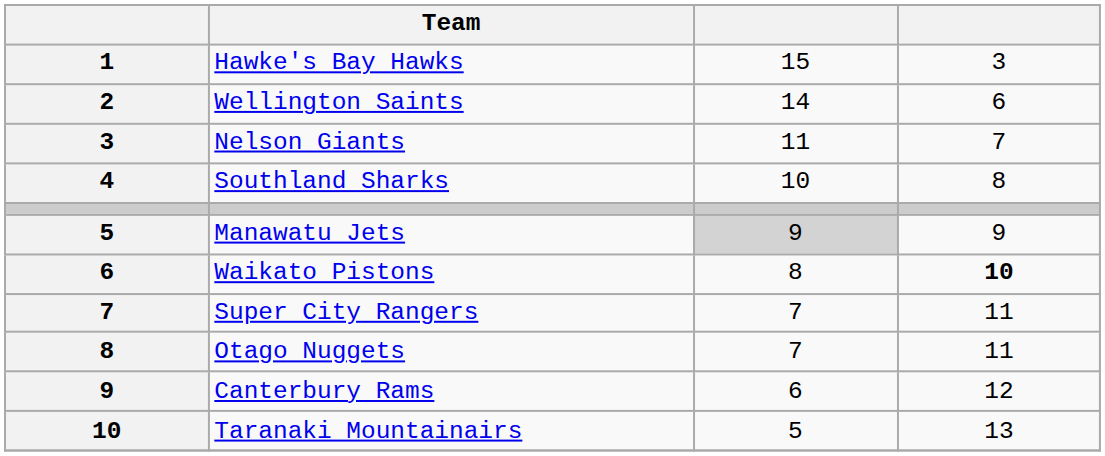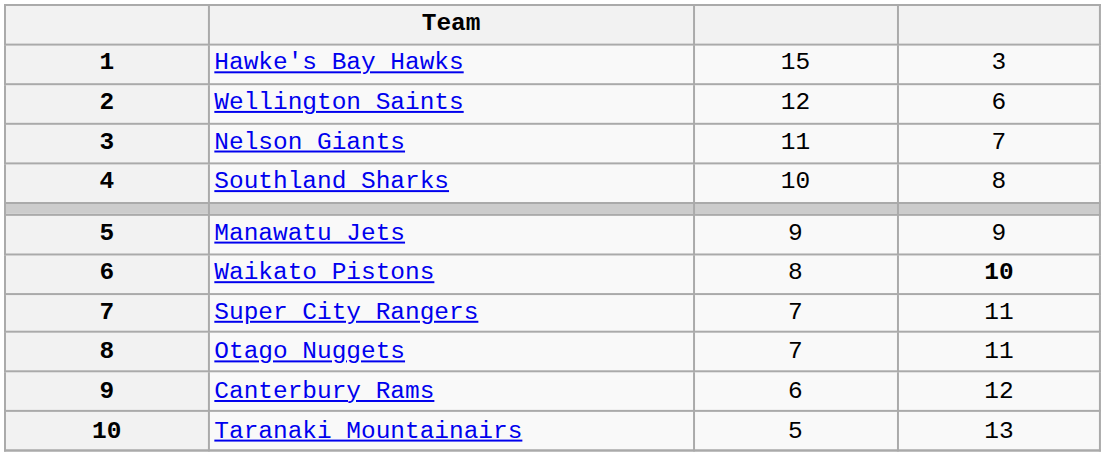(795, 104) 14 -> (795, 104) 12
(795, 234) lightgrey background -> (795, 234) no background
